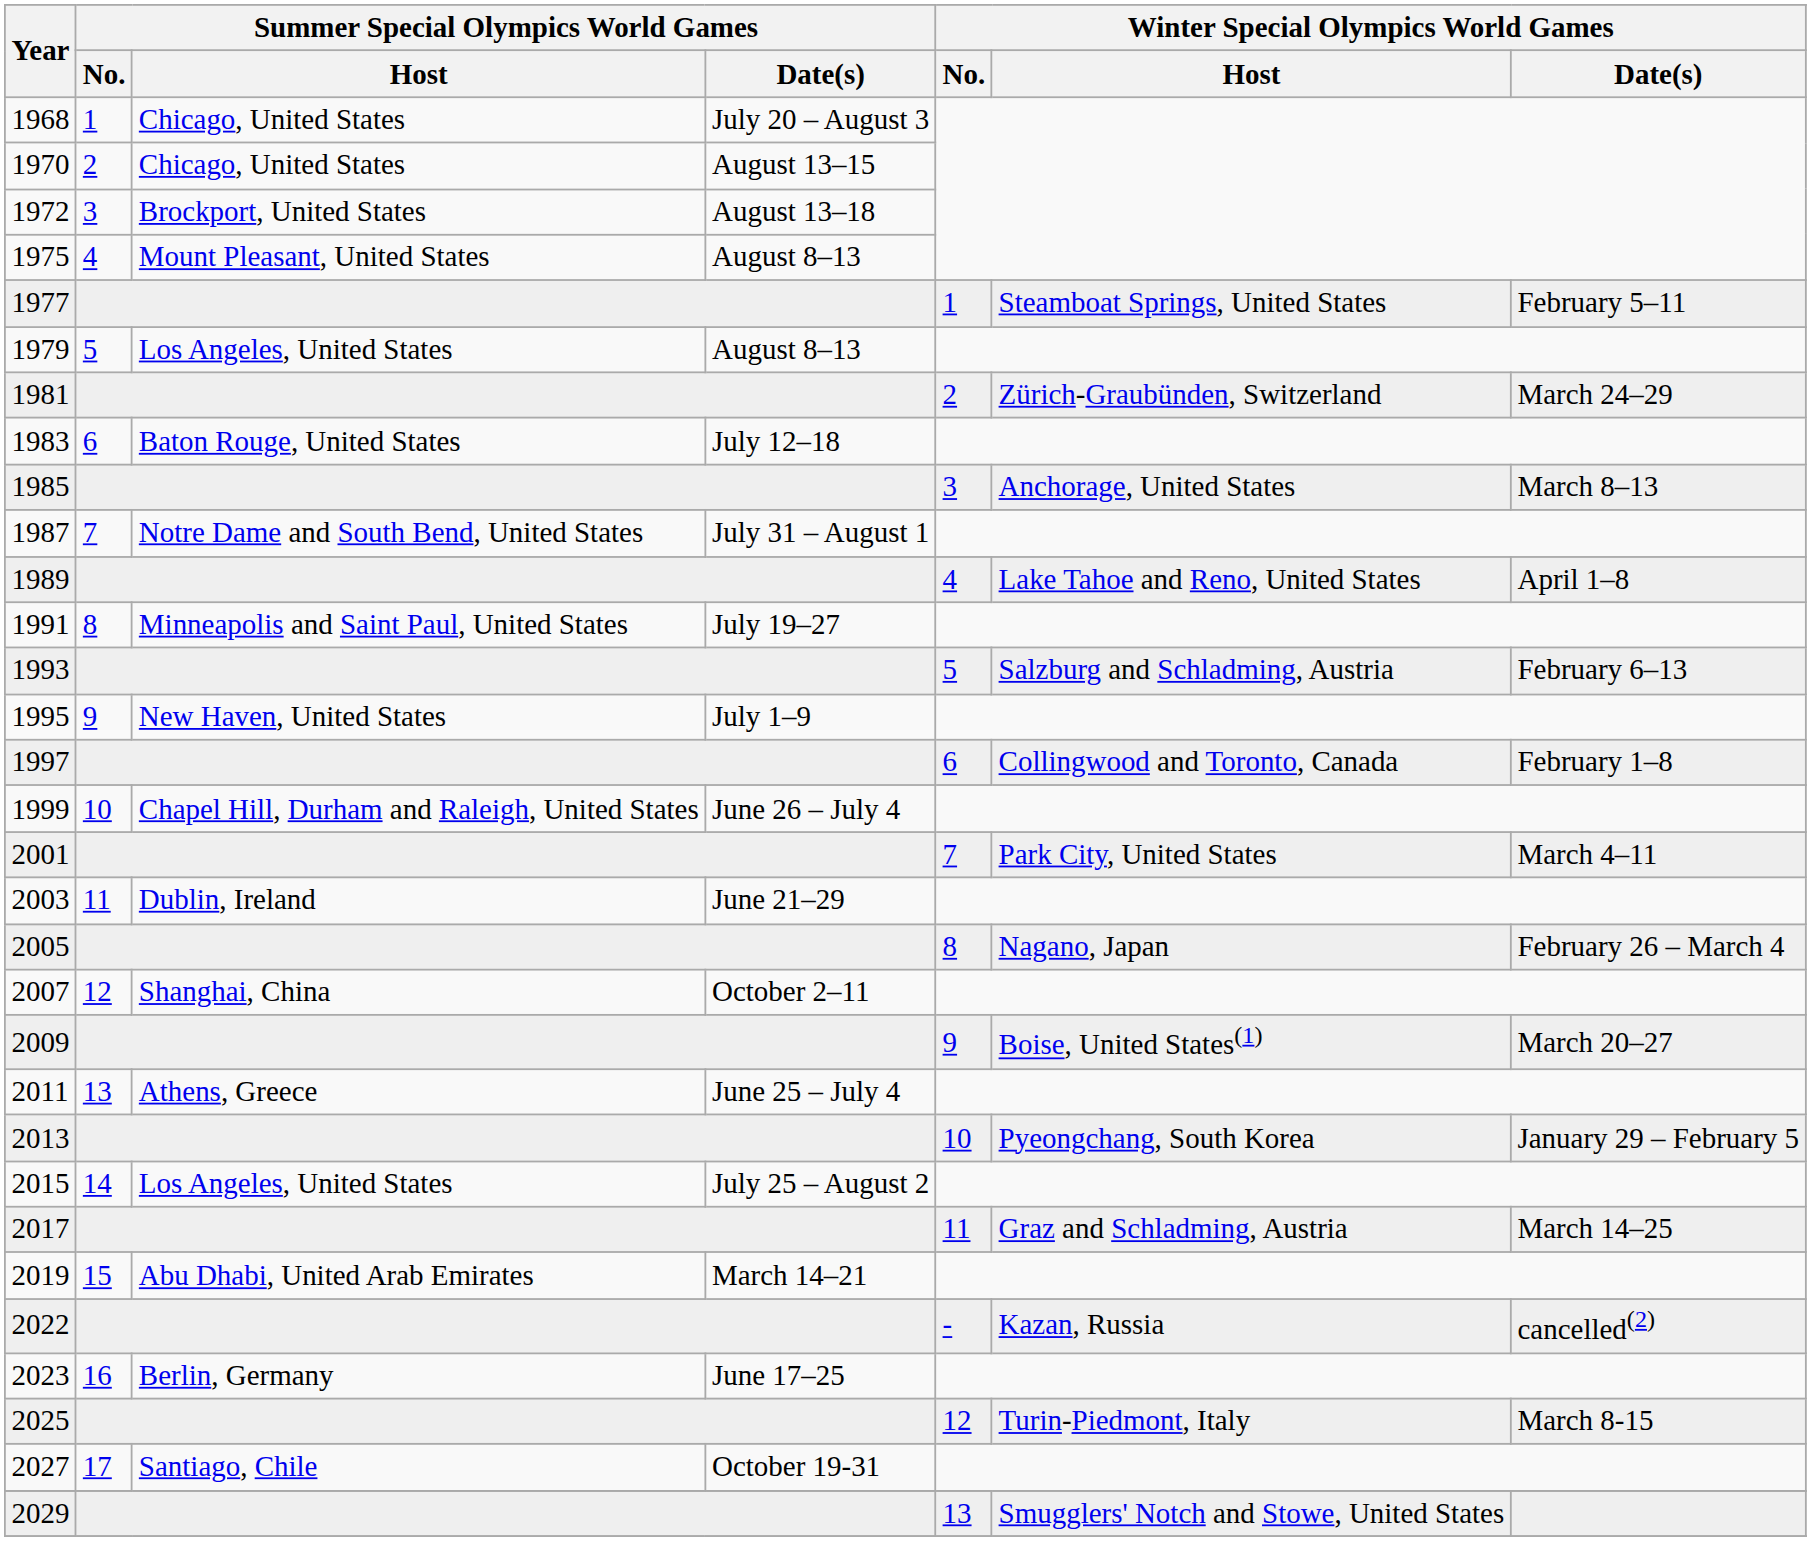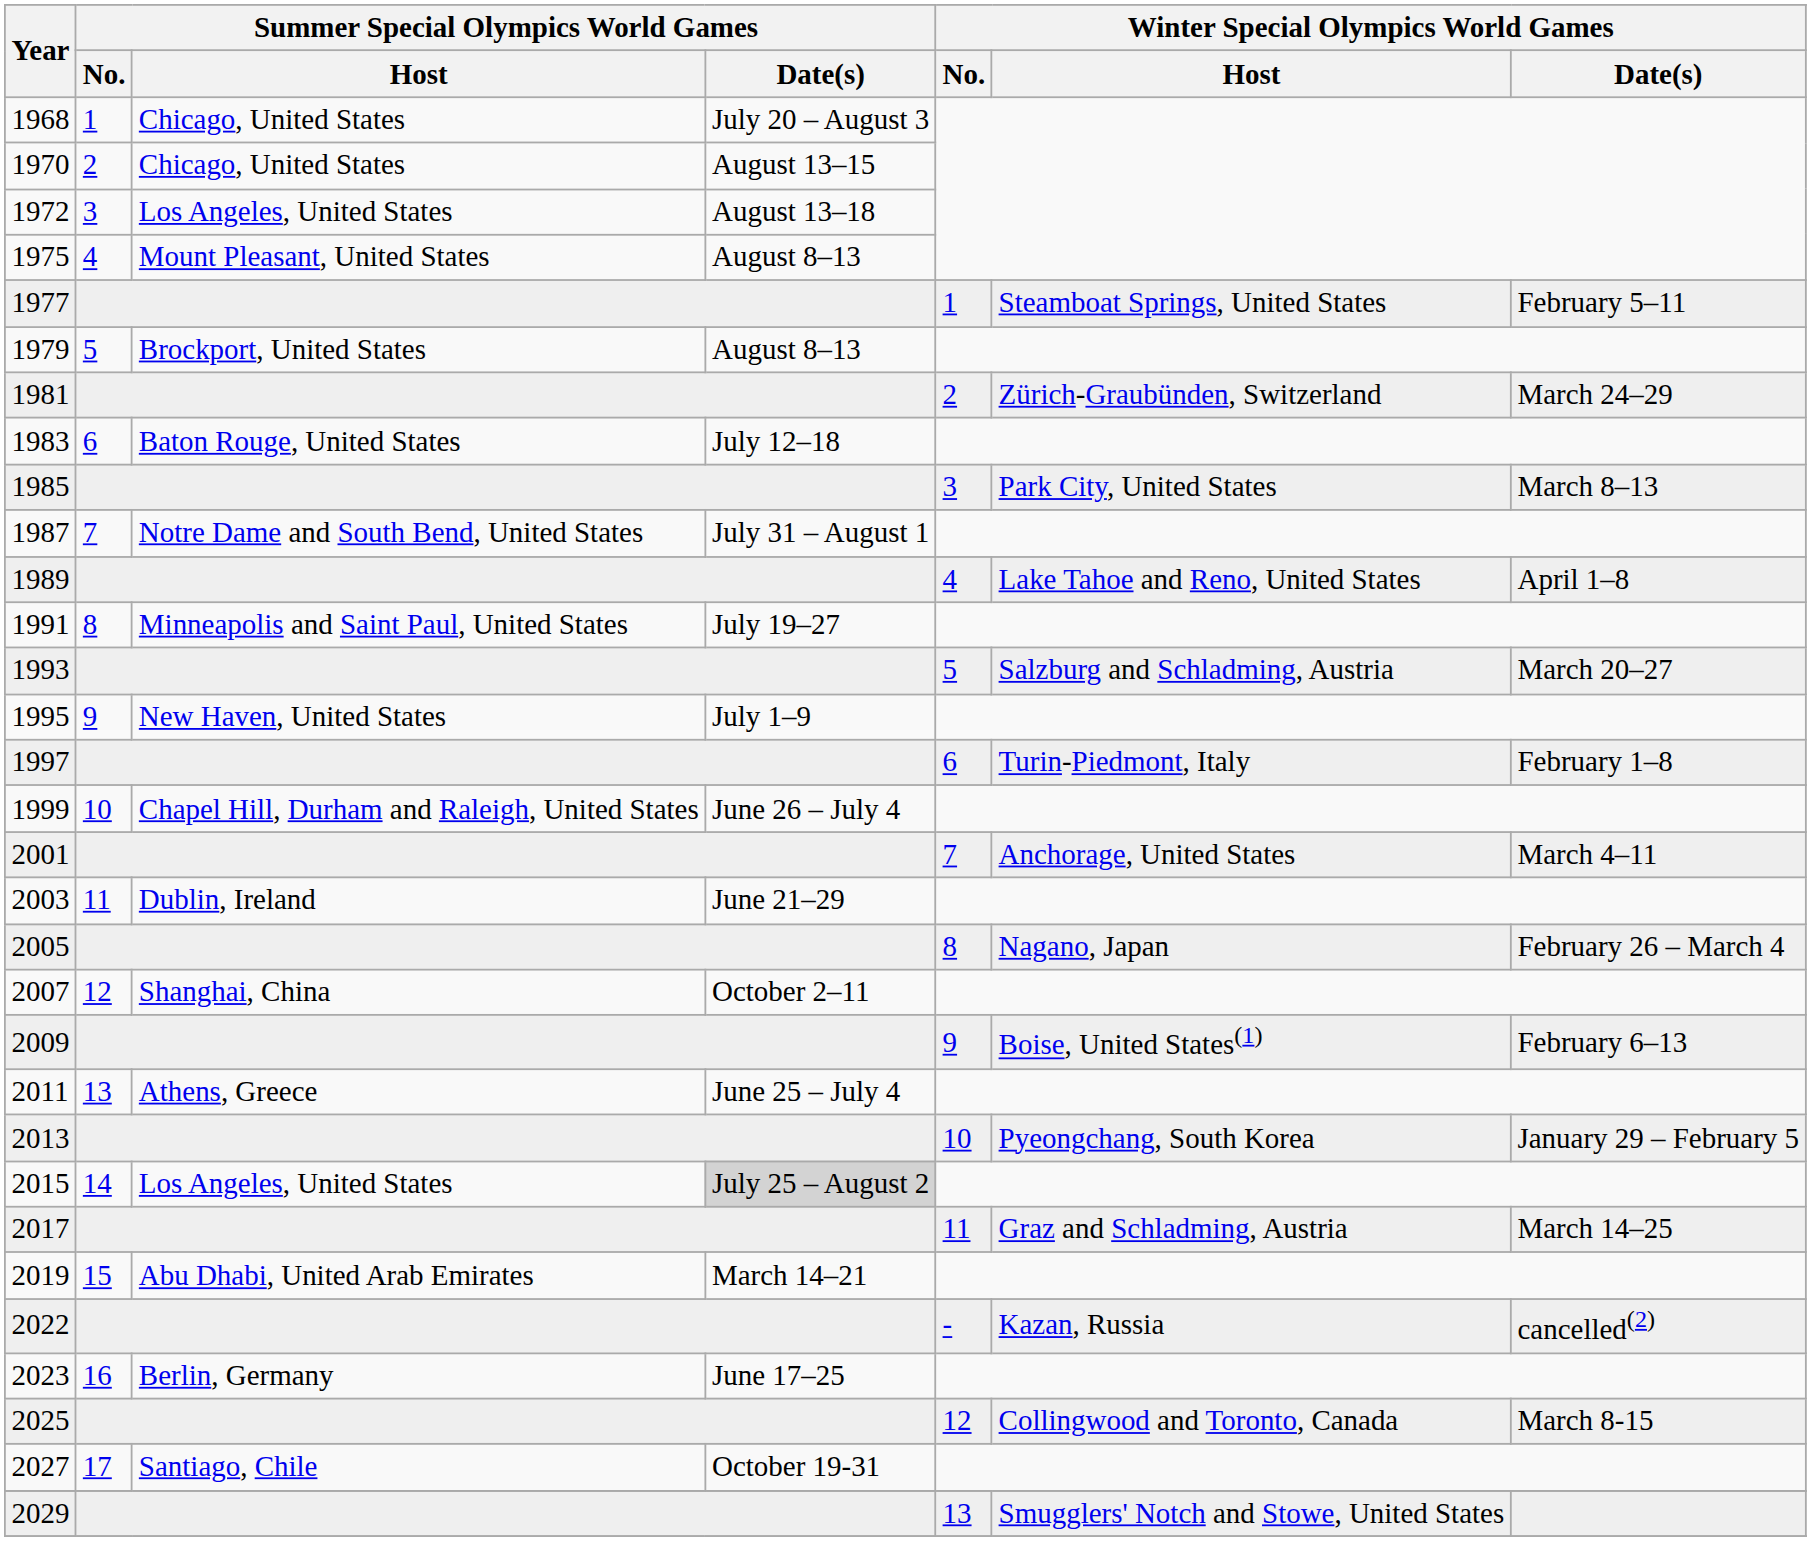(282, 211) Brockport, United States -> (296, 211) Los Angeles, United States
(296, 348) Los Angeles, United States -> (282, 348) Brockport, United States
(1147, 486) Anchorage, United States -> (1138, 486) Park City, United States
(1602, 670) February 6–13 -> (1595, 670) March 20–27
(1198, 762) Collingwood and Toronto, Canada -> (1124, 762) Turin-Piedmont, Italy
(1138, 854) Park City, United States -> (1147, 854) Anchorage, United States
(1595, 1041) March 20–27 -> (1602, 1041) February 6–13
(821, 1183) no background -> (821, 1183) lightgrey background
(1124, 1420) Turin-Piedmont, Italy -> (1198, 1420) Collingwood and Toronto, Canada
